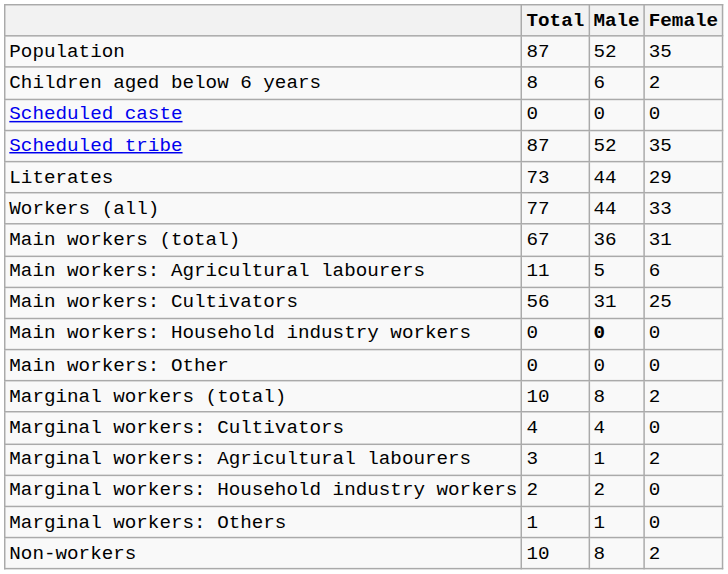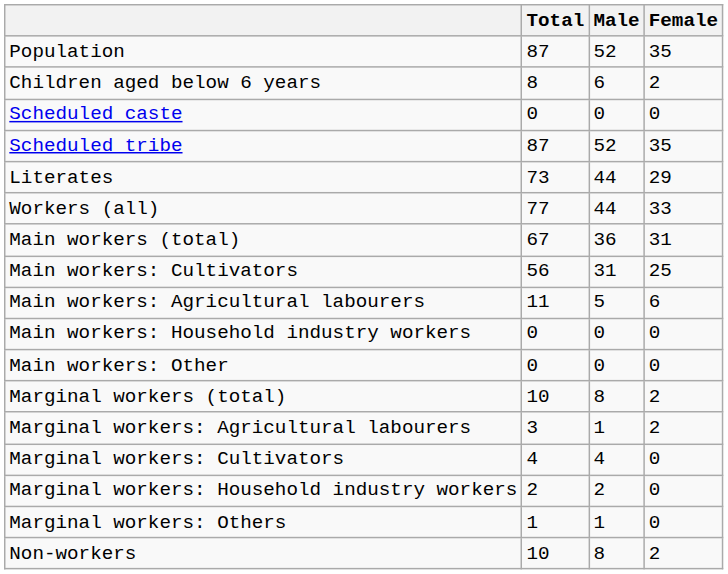rows swapped: (154, 303) <-> (217, 271)
(599, 334) bold -> (599, 334) normal
rows swapped: (177, 428) <-> (240, 459)
